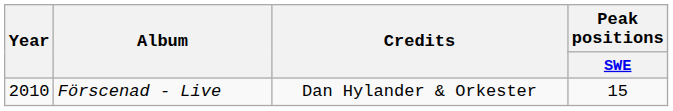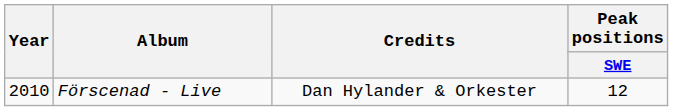(618, 92) 15 -> (618, 92) 12
